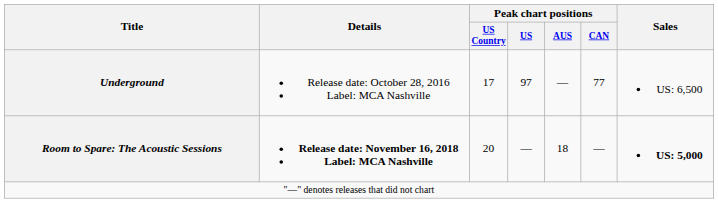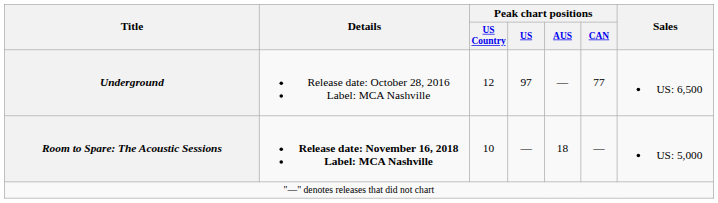(489, 82) 17 -> (489, 82) 12
(489, 149) 20 -> (489, 149) 10
(665, 155) bold -> (665, 155) normal
